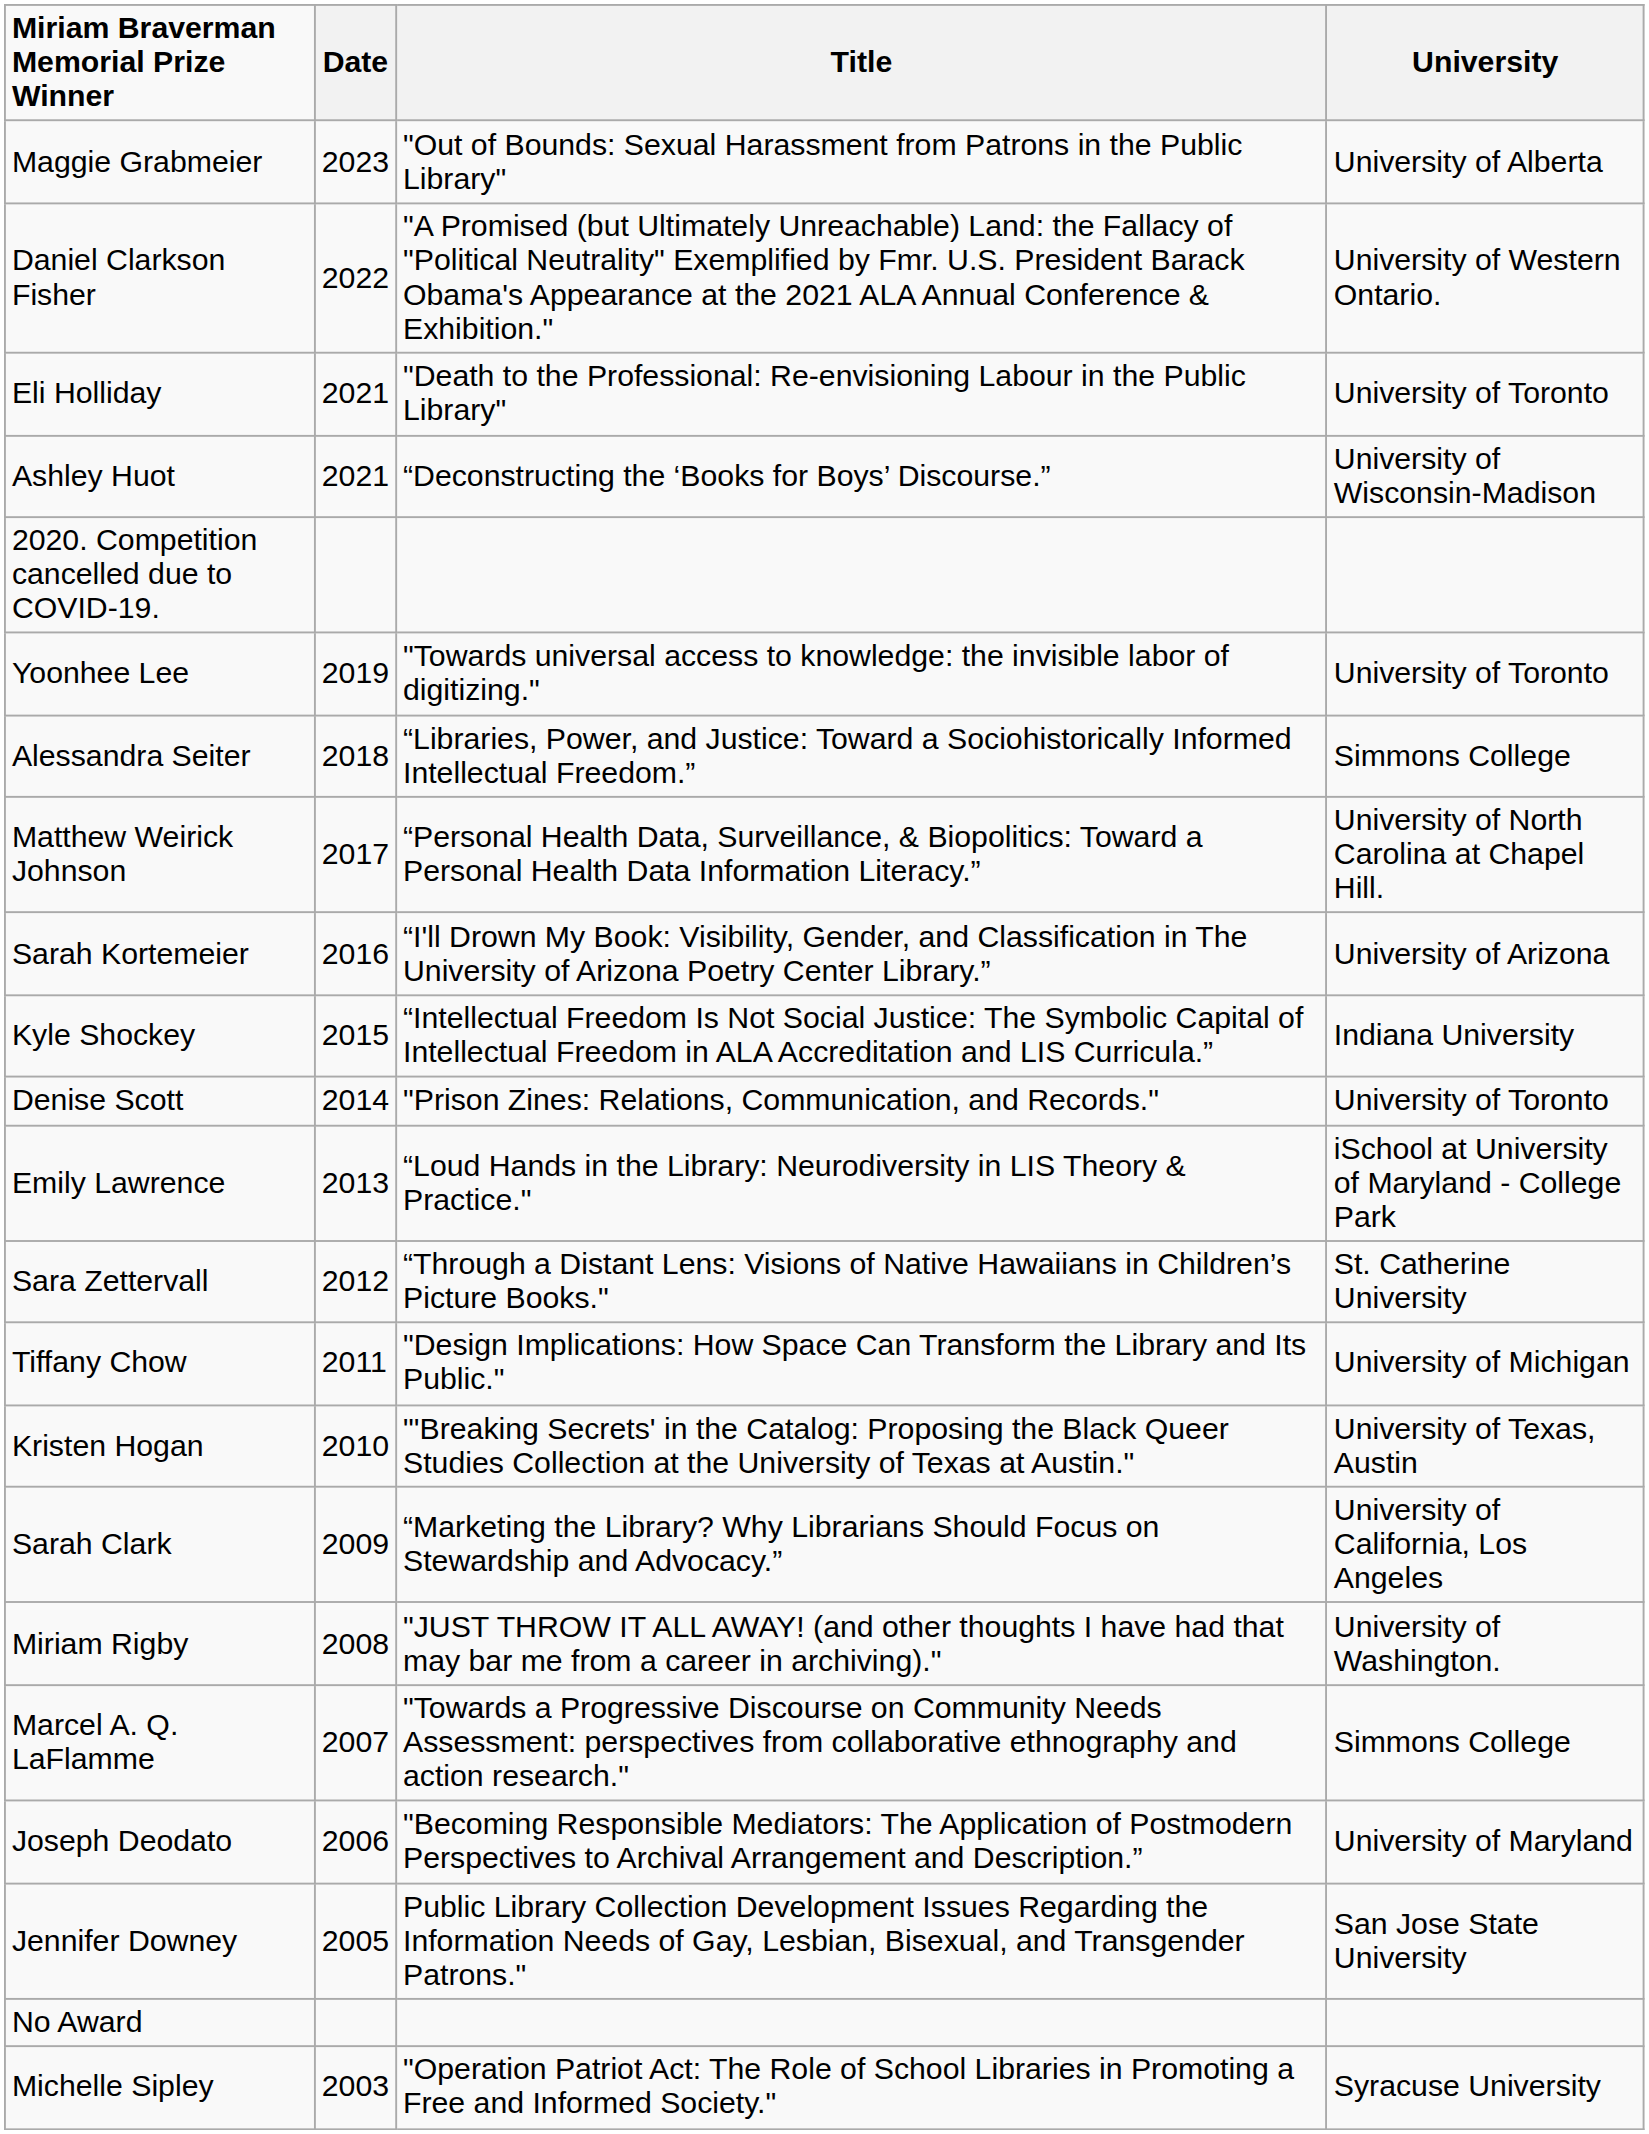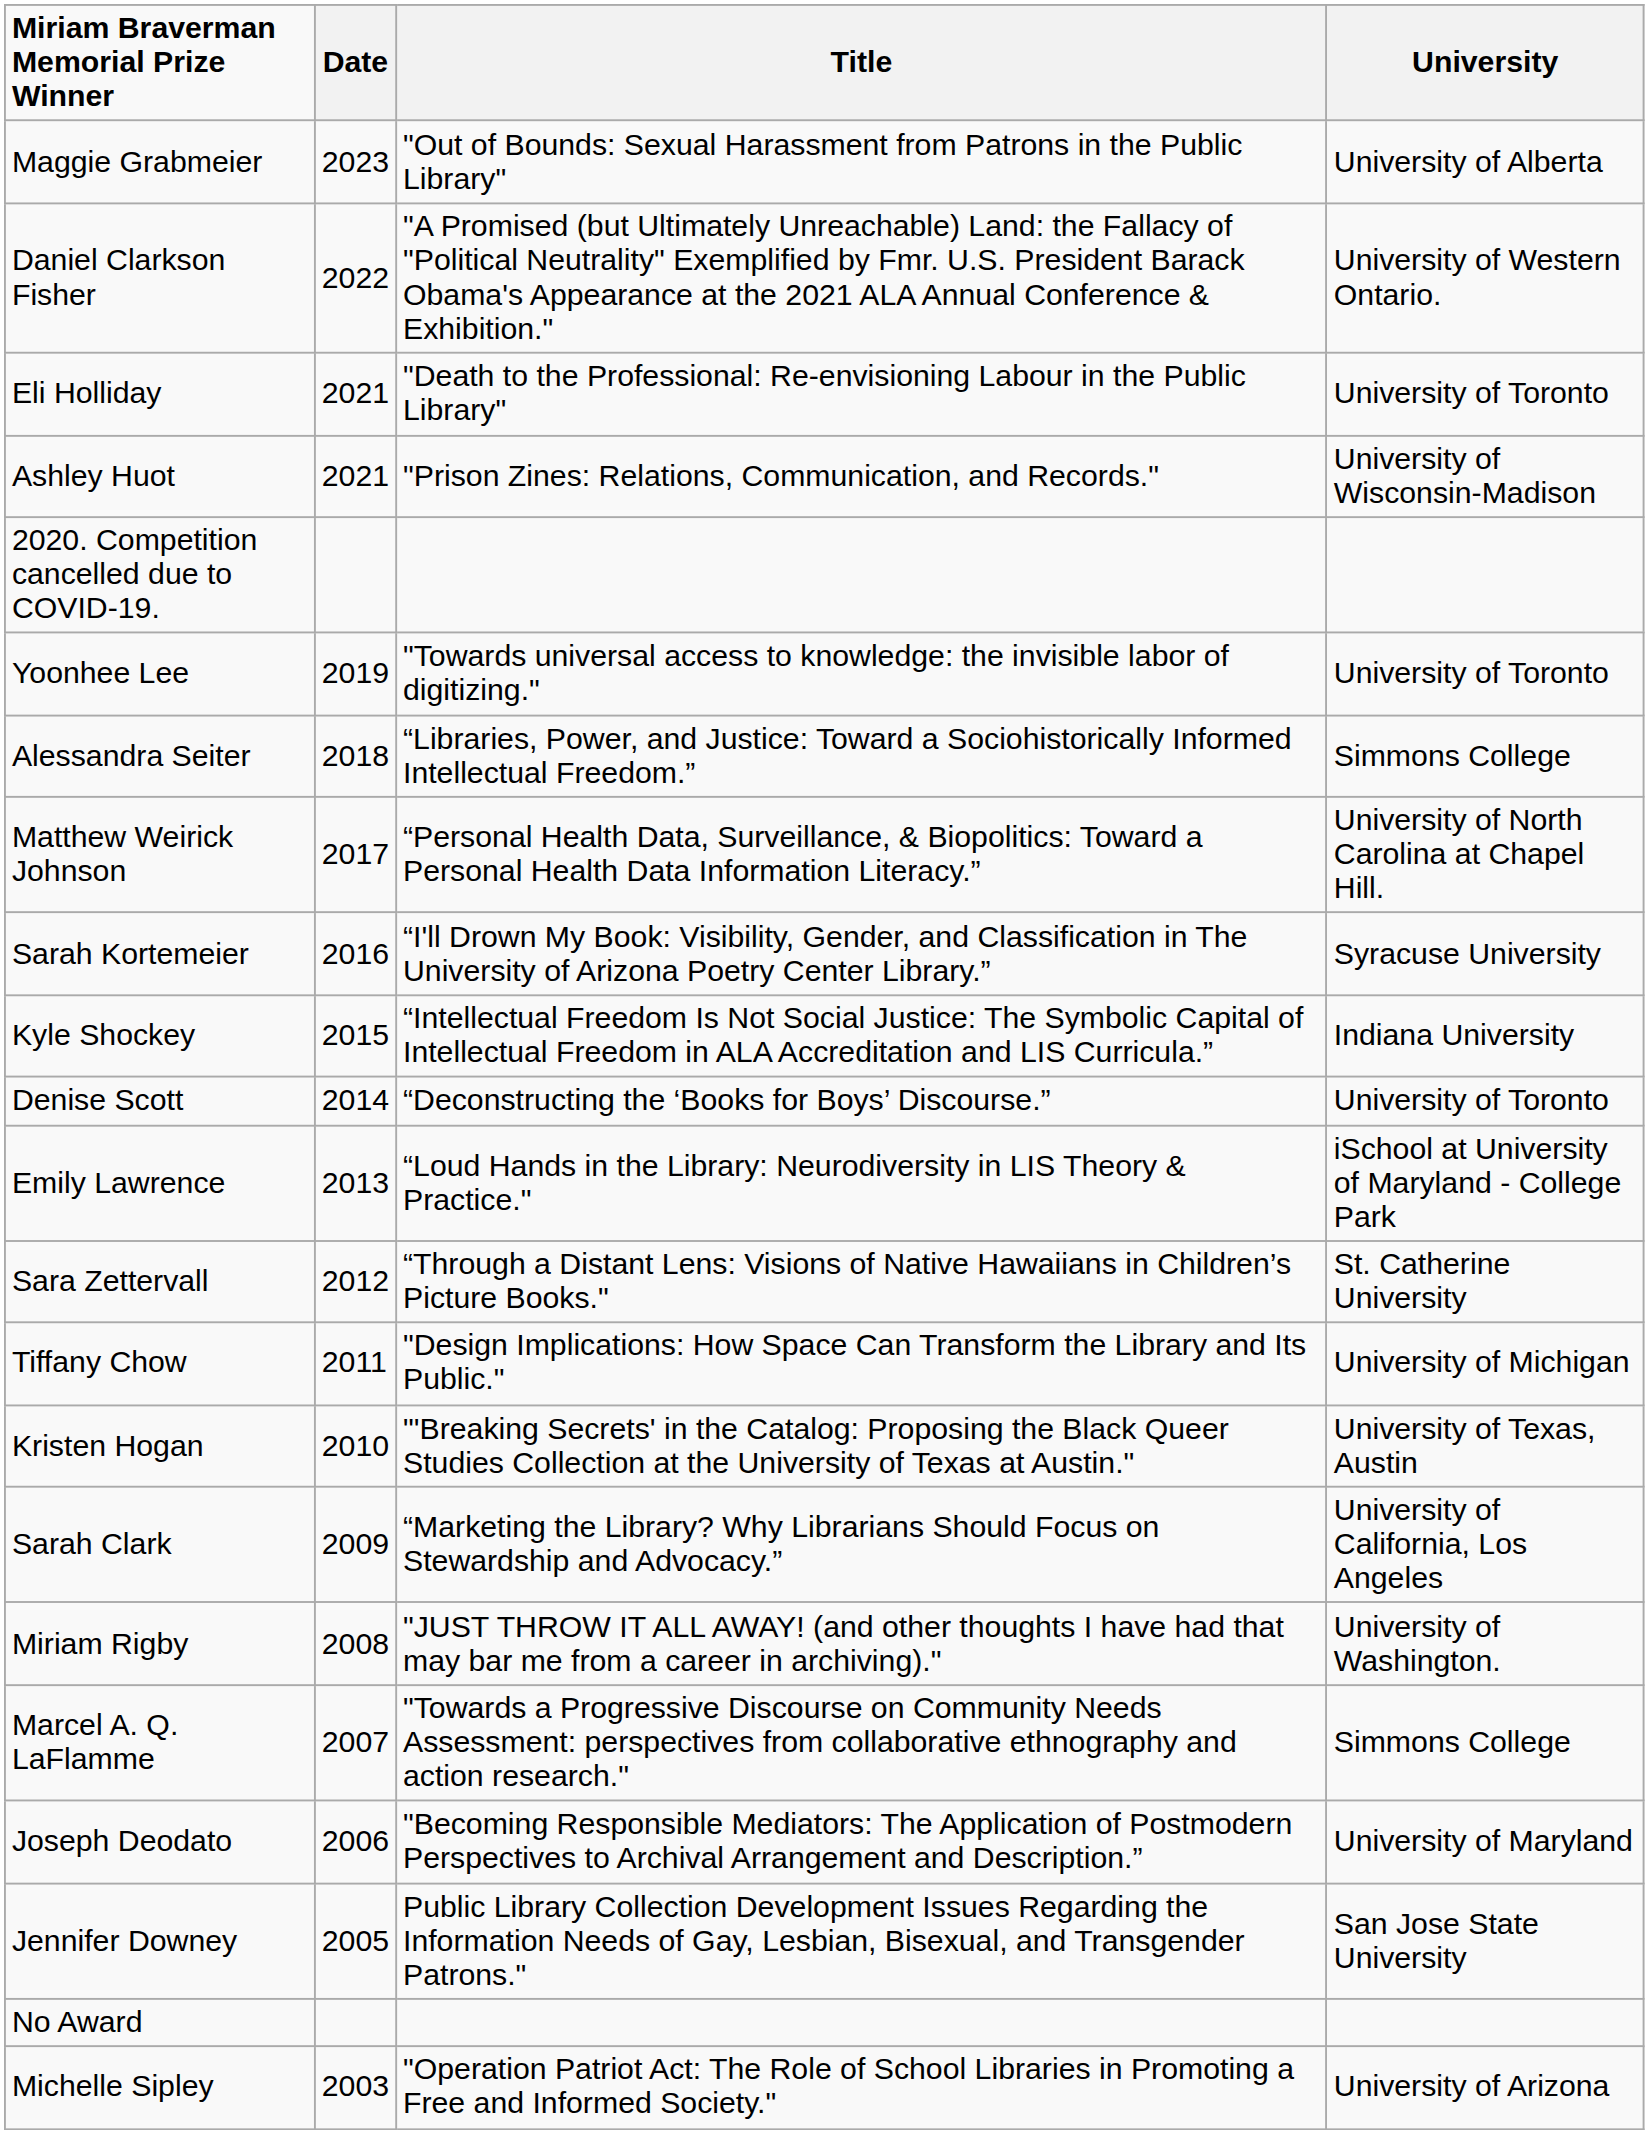(727, 475) “Deconstructing the ‘Books for Boys’ Discourse.” -> (781, 475) "Prison Zines: Relations, Communication, and Records."
(1472, 953) University of Arizona -> (1467, 953) Syracuse University
(781, 1100) "Prison Zines: Relations, Communication, and Records." -> (727, 1100) “Deconstructing the ‘Books for Boys’ Discourse.”
(1467, 2087) Syracuse University -> (1472, 2087) University of Arizona
